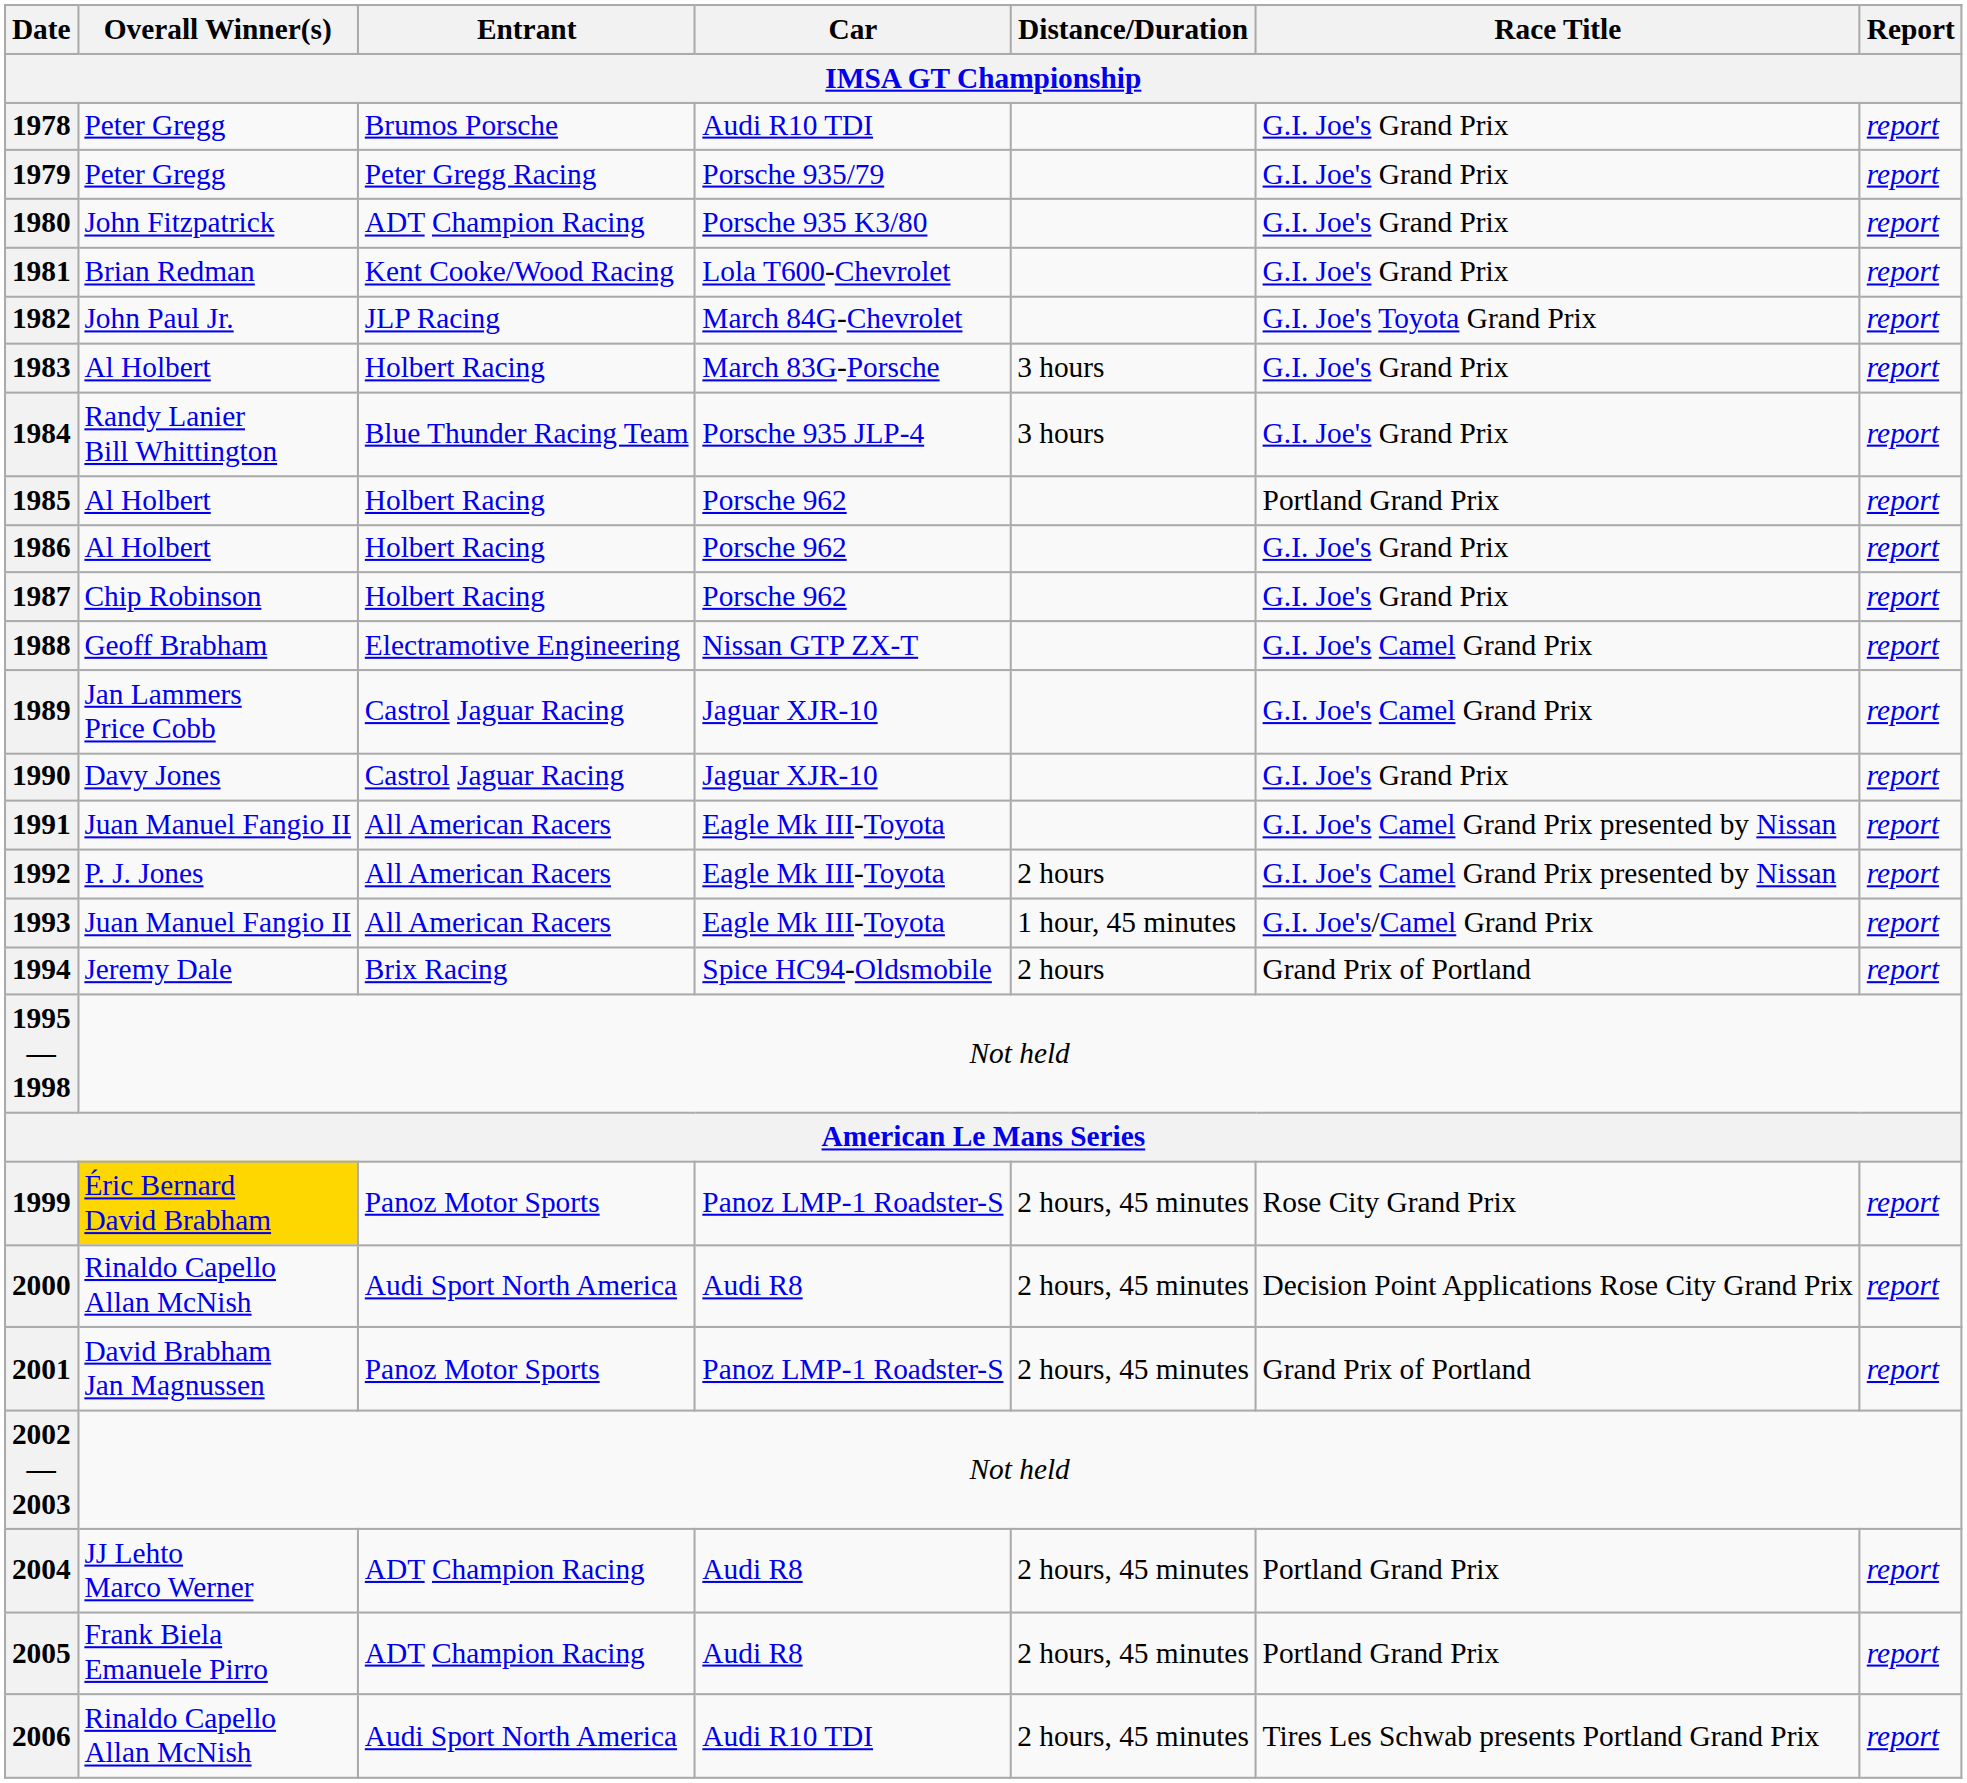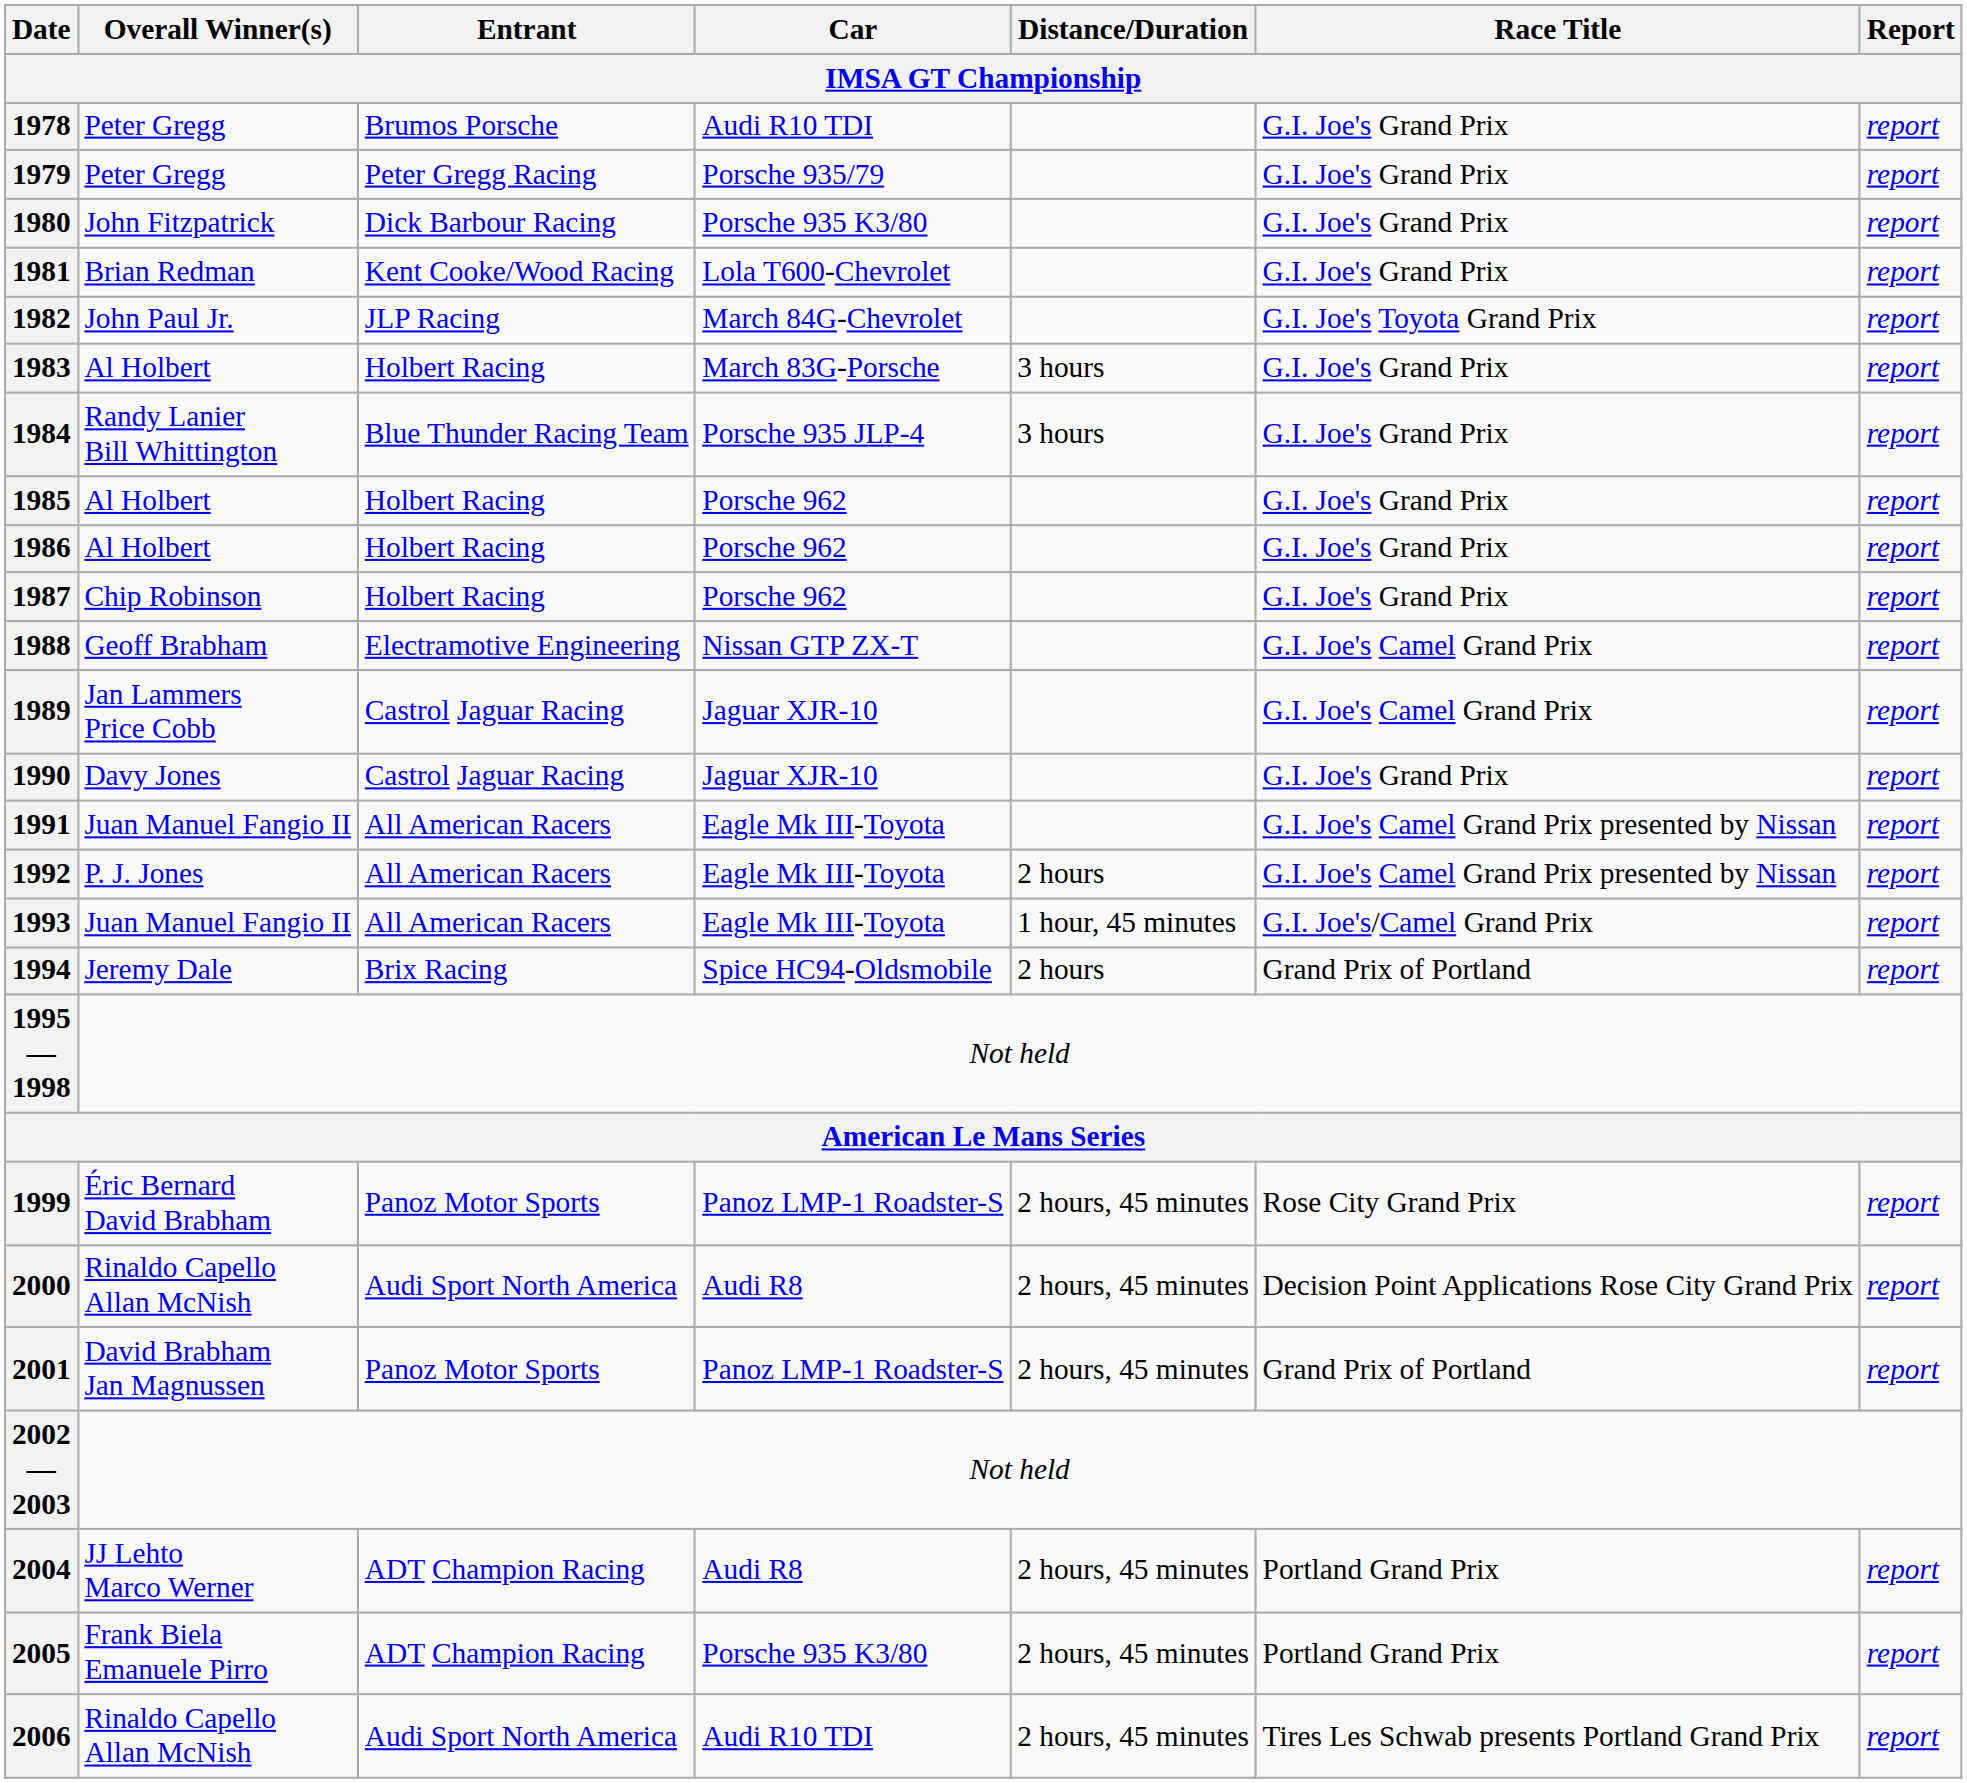(505, 222) ADT Champion Racing -> (490, 222) Dick Barbour Racing
(1381, 499) Portland Grand Prix -> (1386, 499) G.I. Joe's Grand Prix
(178, 1202) gold background -> (178, 1202) no background
(753, 1652) Audi R8 -> (815, 1652) Porsche 935 K3/80
